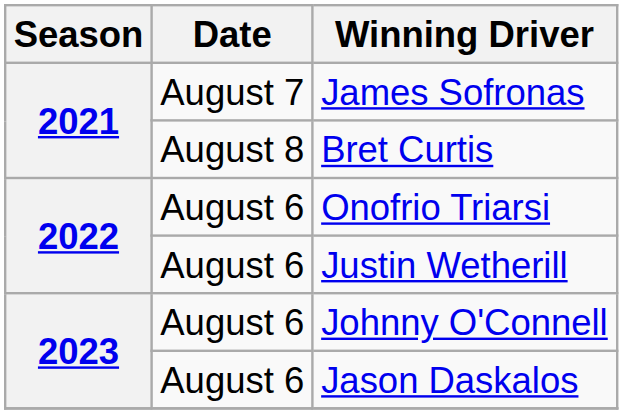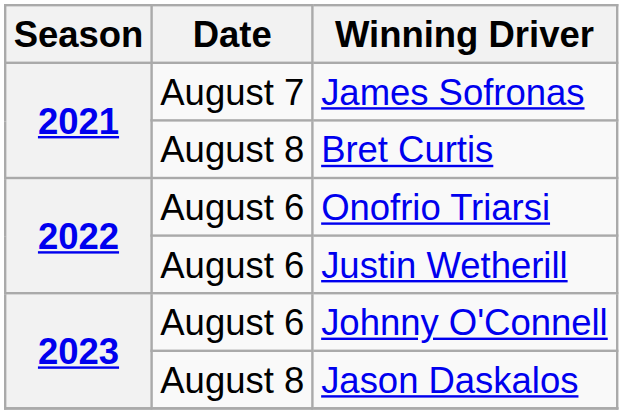(232, 381) August 6 -> (232, 381) August 8
